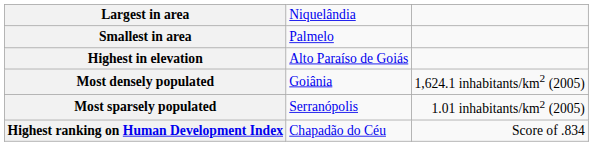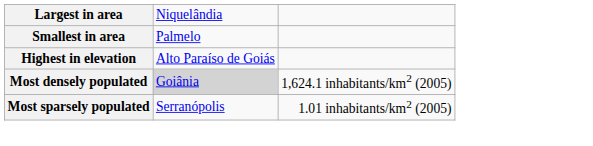(311, 81) no background -> (177, 81) lightgrey background
- row: (145, 130)
